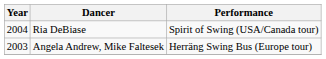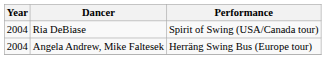(17, 46) 2003 -> (17, 46) 2004
